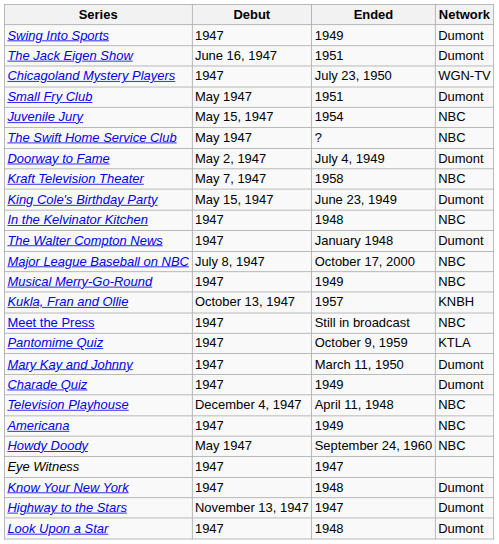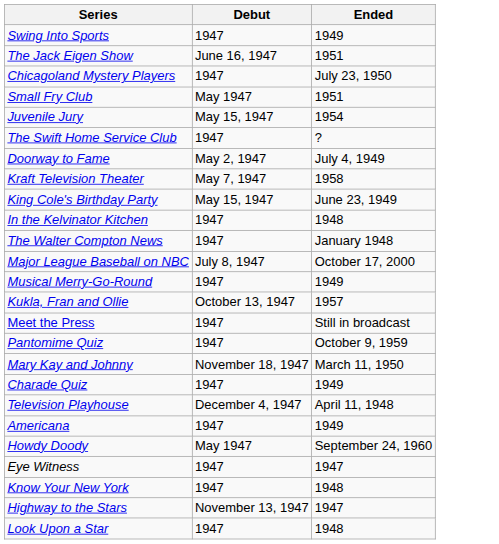- column: (464, 14)
(223, 138) May 1947 -> (209, 138) 1947
(209, 364) 1947 -> (252, 364) November 18, 1947
